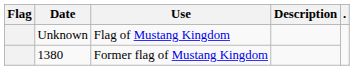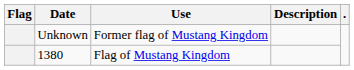(162, 34) Flag of Mustang Kingdom -> (181, 34) Former flag of Mustang Kingdom
(181, 55) Former flag of Mustang Kingdom -> (162, 55) Flag of Mustang Kingdom
